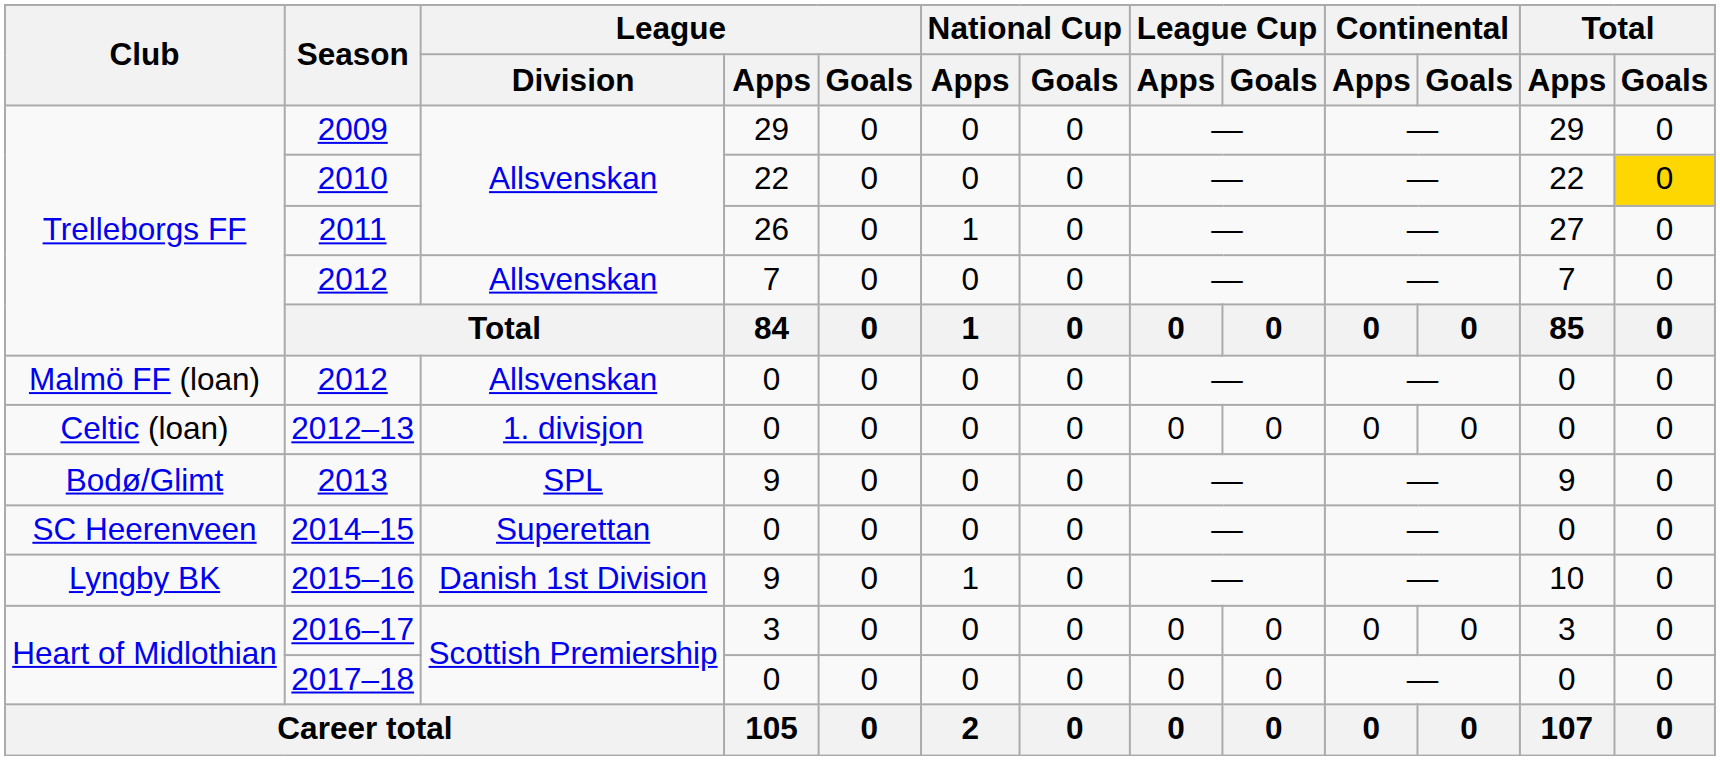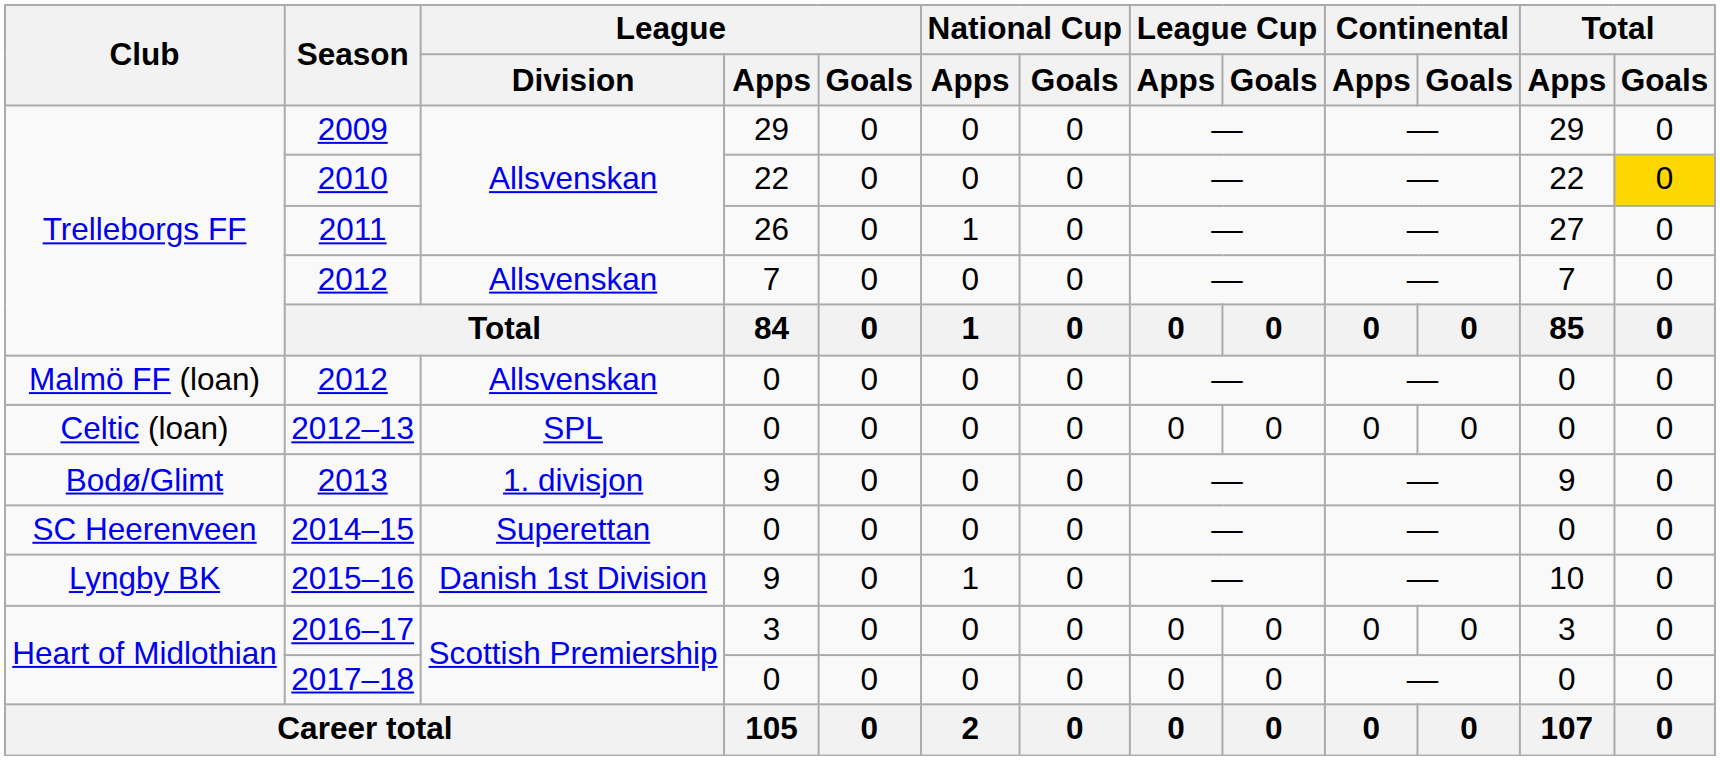(573, 429) 1. divisjon -> (573, 429) SPL
(573, 479) SPL -> (573, 479) 1. divisjon
